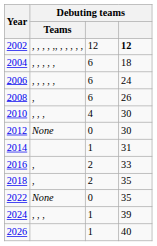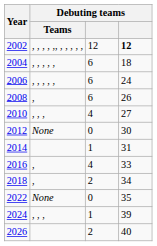(126, 114) 30 -> (126, 114) 27
(90, 165) 2 -> (90, 165) 4
(126, 181) 35 -> (126, 181) 34
(90, 232) 1 -> (90, 232) 2
